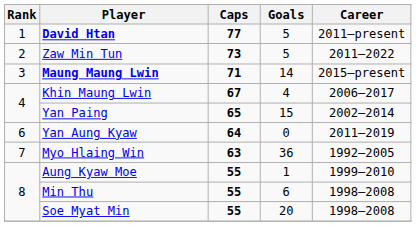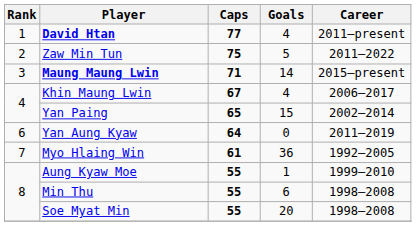(286, 34) 5 -> (286, 34) 4
(234, 54) 73 -> (234, 54) 75
(234, 152) 63 -> (234, 152) 61
